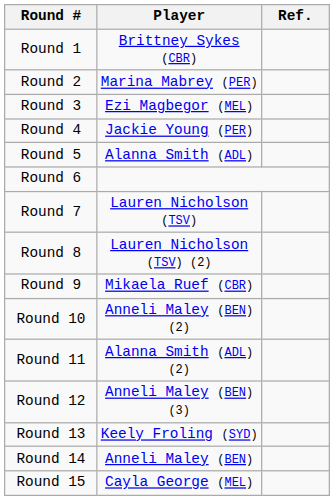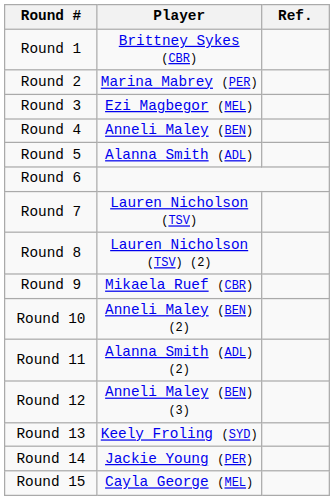(179, 130) Jackie Young (PER) -> (179, 130) Anneli Maley (BEN)
(179, 458) Anneli Maley (BEN) -> (179, 458) Jackie Young (PER)
